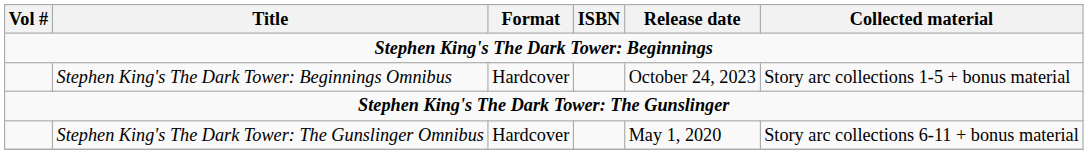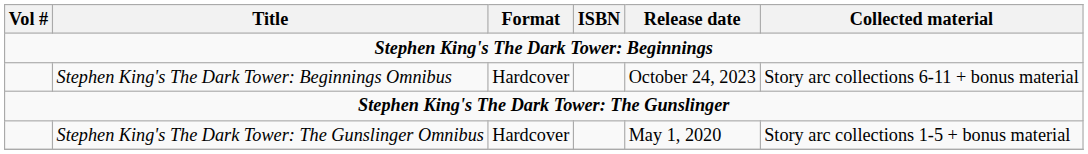(917, 76) Story arc collections 1-5 + bonus material -> (921, 76) Story arc collections 6-11 + bonus material
(921, 134) Story arc collections 6-11 + bonus material -> (917, 134) Story arc collections 1-5 + bonus material
